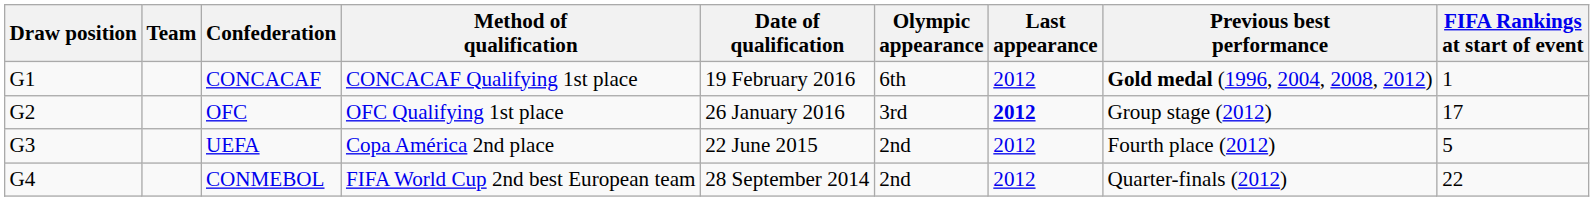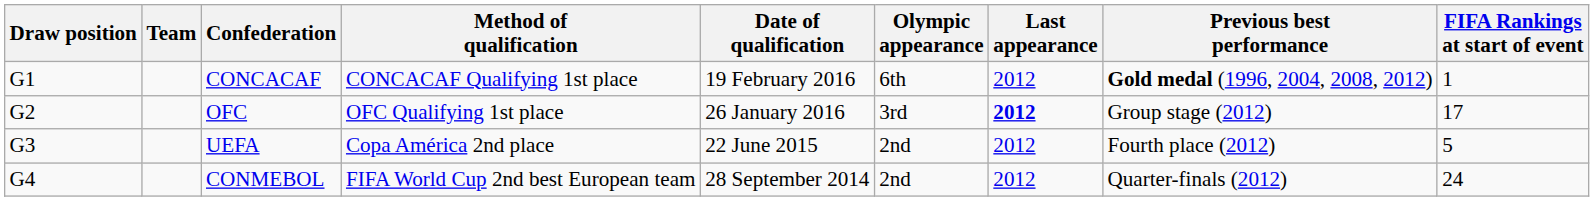(1453, 178) 22 -> (1453, 178) 24
